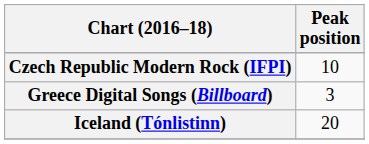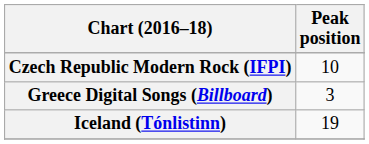(330, 124) 20 -> (330, 124) 19
